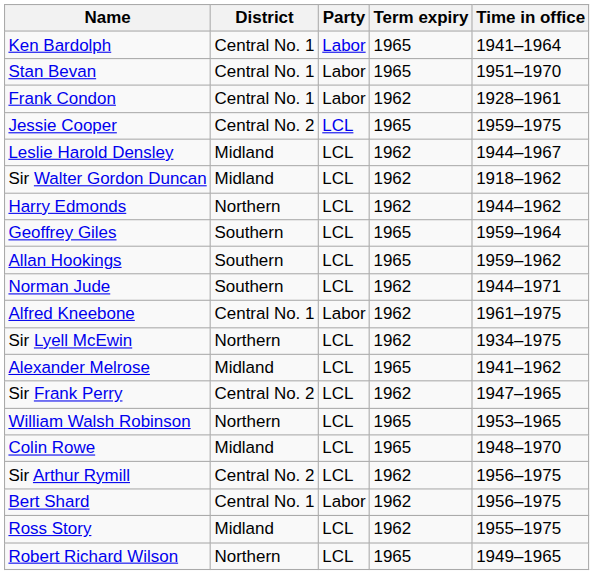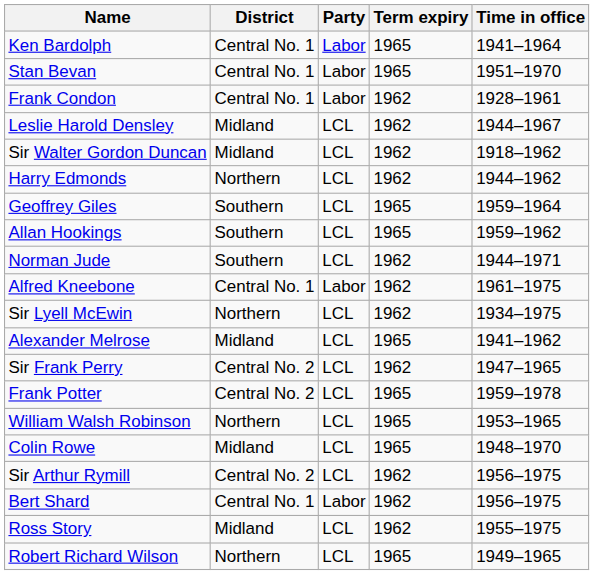- row: (63, 125)
+ row: (55, 394)
